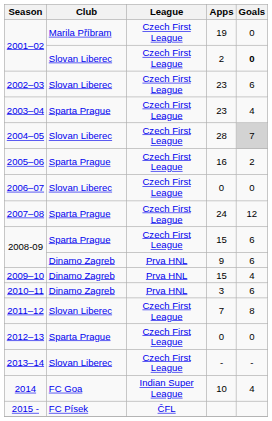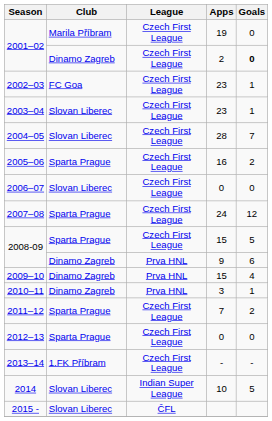(80, 58) Slovan Liberec -> (82, 58) Dinamo Zagreb
(80, 84) Slovan Liberec -> (66, 84) FC Goa
(252, 84) 6 -> (252, 84) 1
(80, 110) Sparta Prague -> (80, 110) Slovan Liberec
(252, 110) 4 -> (252, 110) 1
(252, 136) lightgrey background -> (252, 136) no background
(252, 240) 6 -> (252, 240) 5
(252, 290) 6 -> (252, 290) 1
(80, 311) Slovan Liberec -> (80, 311) Sparta Prague
(252, 311) 8 -> (252, 311) 2
(80, 363) Slovan Liberec -> (77, 363) 1.FK Příbram
(66, 389) FC Goa -> (80, 389) Slovan Liberec
(252, 389) 4 -> (252, 389) 5
(68, 409) FC Písek -> (80, 409) Slovan Liberec
